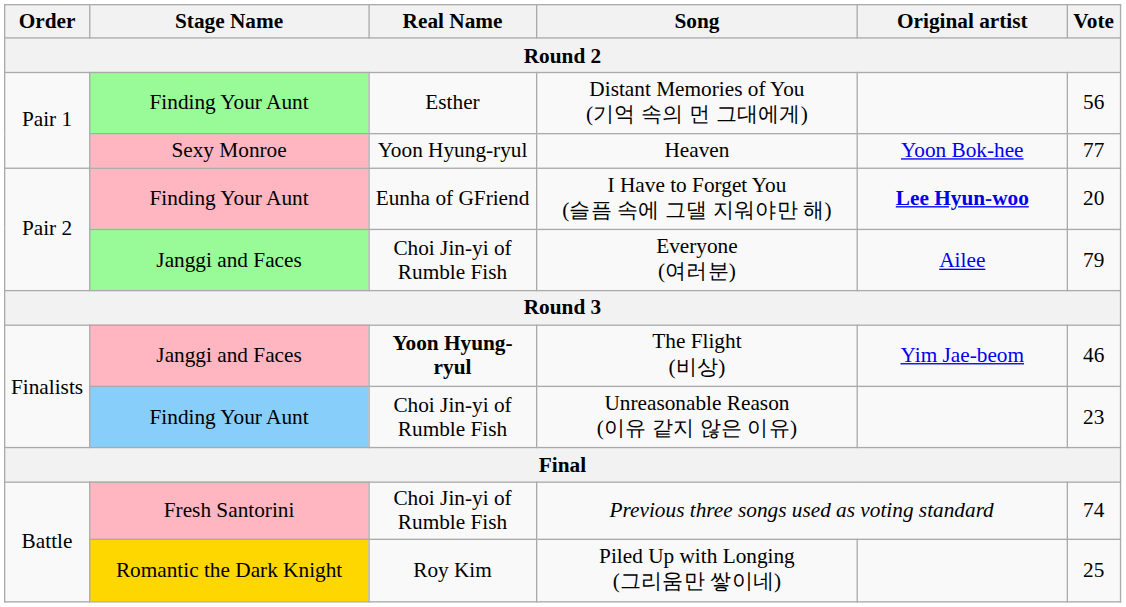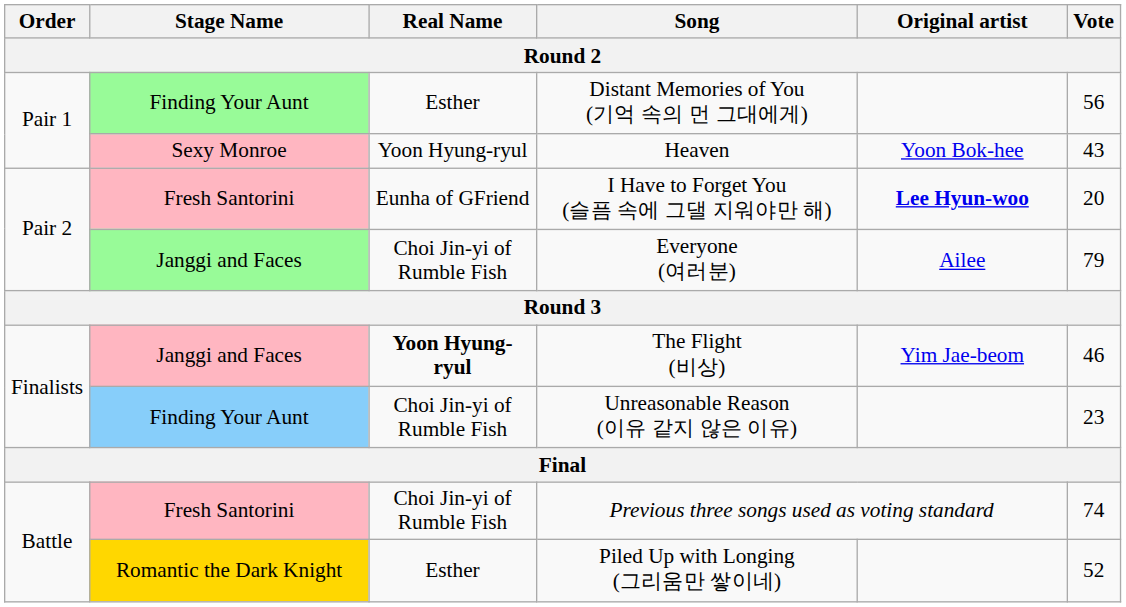(1094, 150) 77 -> (1094, 150) 43
(229, 198) Finding Your Aunt -> (229, 198) Fresh Santorini
(453, 570) Roy Kim -> (453, 570) Esther
(1094, 570) 25 -> (1094, 570) 52
